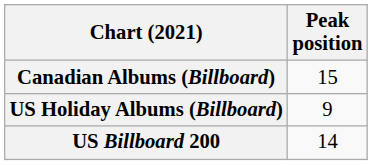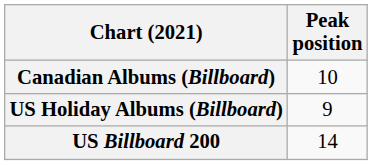(327, 76) 15 -> (327, 76) 10
